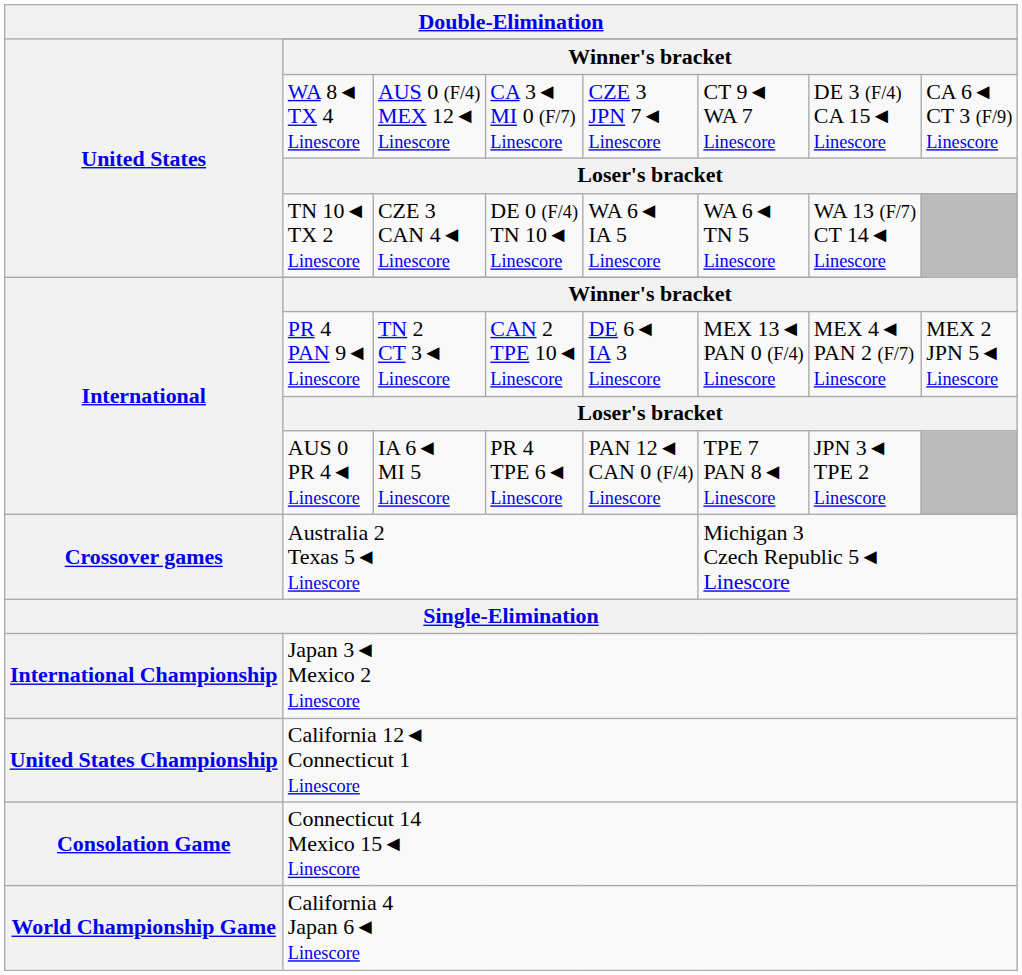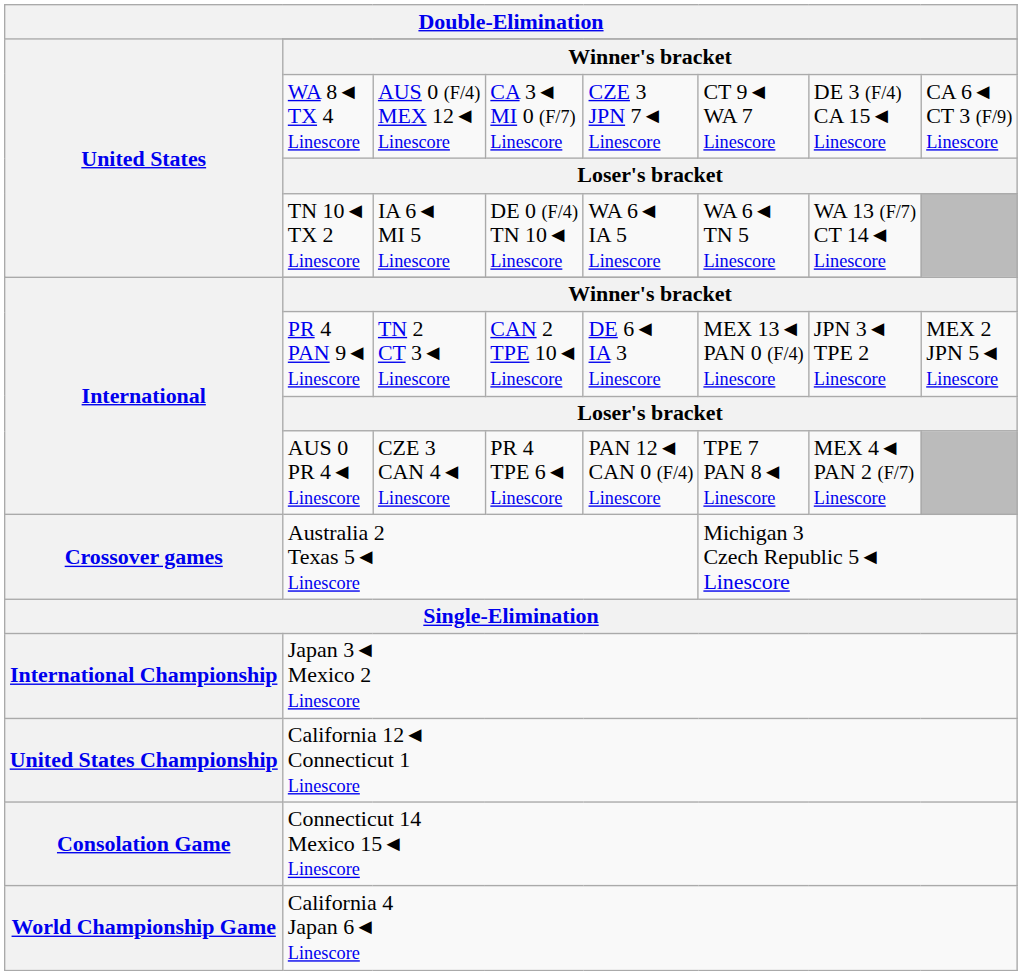(420, 234) CZE 3 CAN 4◄ Linescore -> (414, 234) IA 6◄ MI 5 Linescore
(864, 353) MEX 4◄ PAN 2 (F/7) Linescore -> (851, 353) JPN 3◄ TPE 2 Linescore
(414, 472) IA 6◄ MI 5 Linescore -> (420, 472) CZE 3 CAN 4◄ Linescore
(851, 472) JPN 3◄ TPE 2 Linescore -> (864, 472) MEX 4◄ PAN 2 (F/7) Linescore
